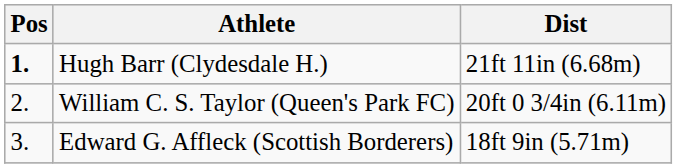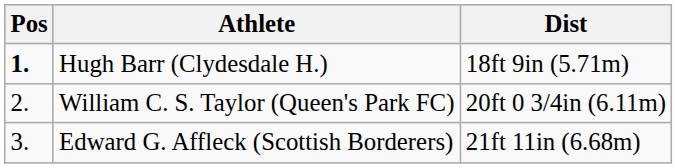(553, 63) 21ft 11in (6.68m) -> (547, 63) 18ft 9in (5.71m)
(547, 142) 18ft 9in (5.71m) -> (553, 142) 21ft 11in (6.68m)
